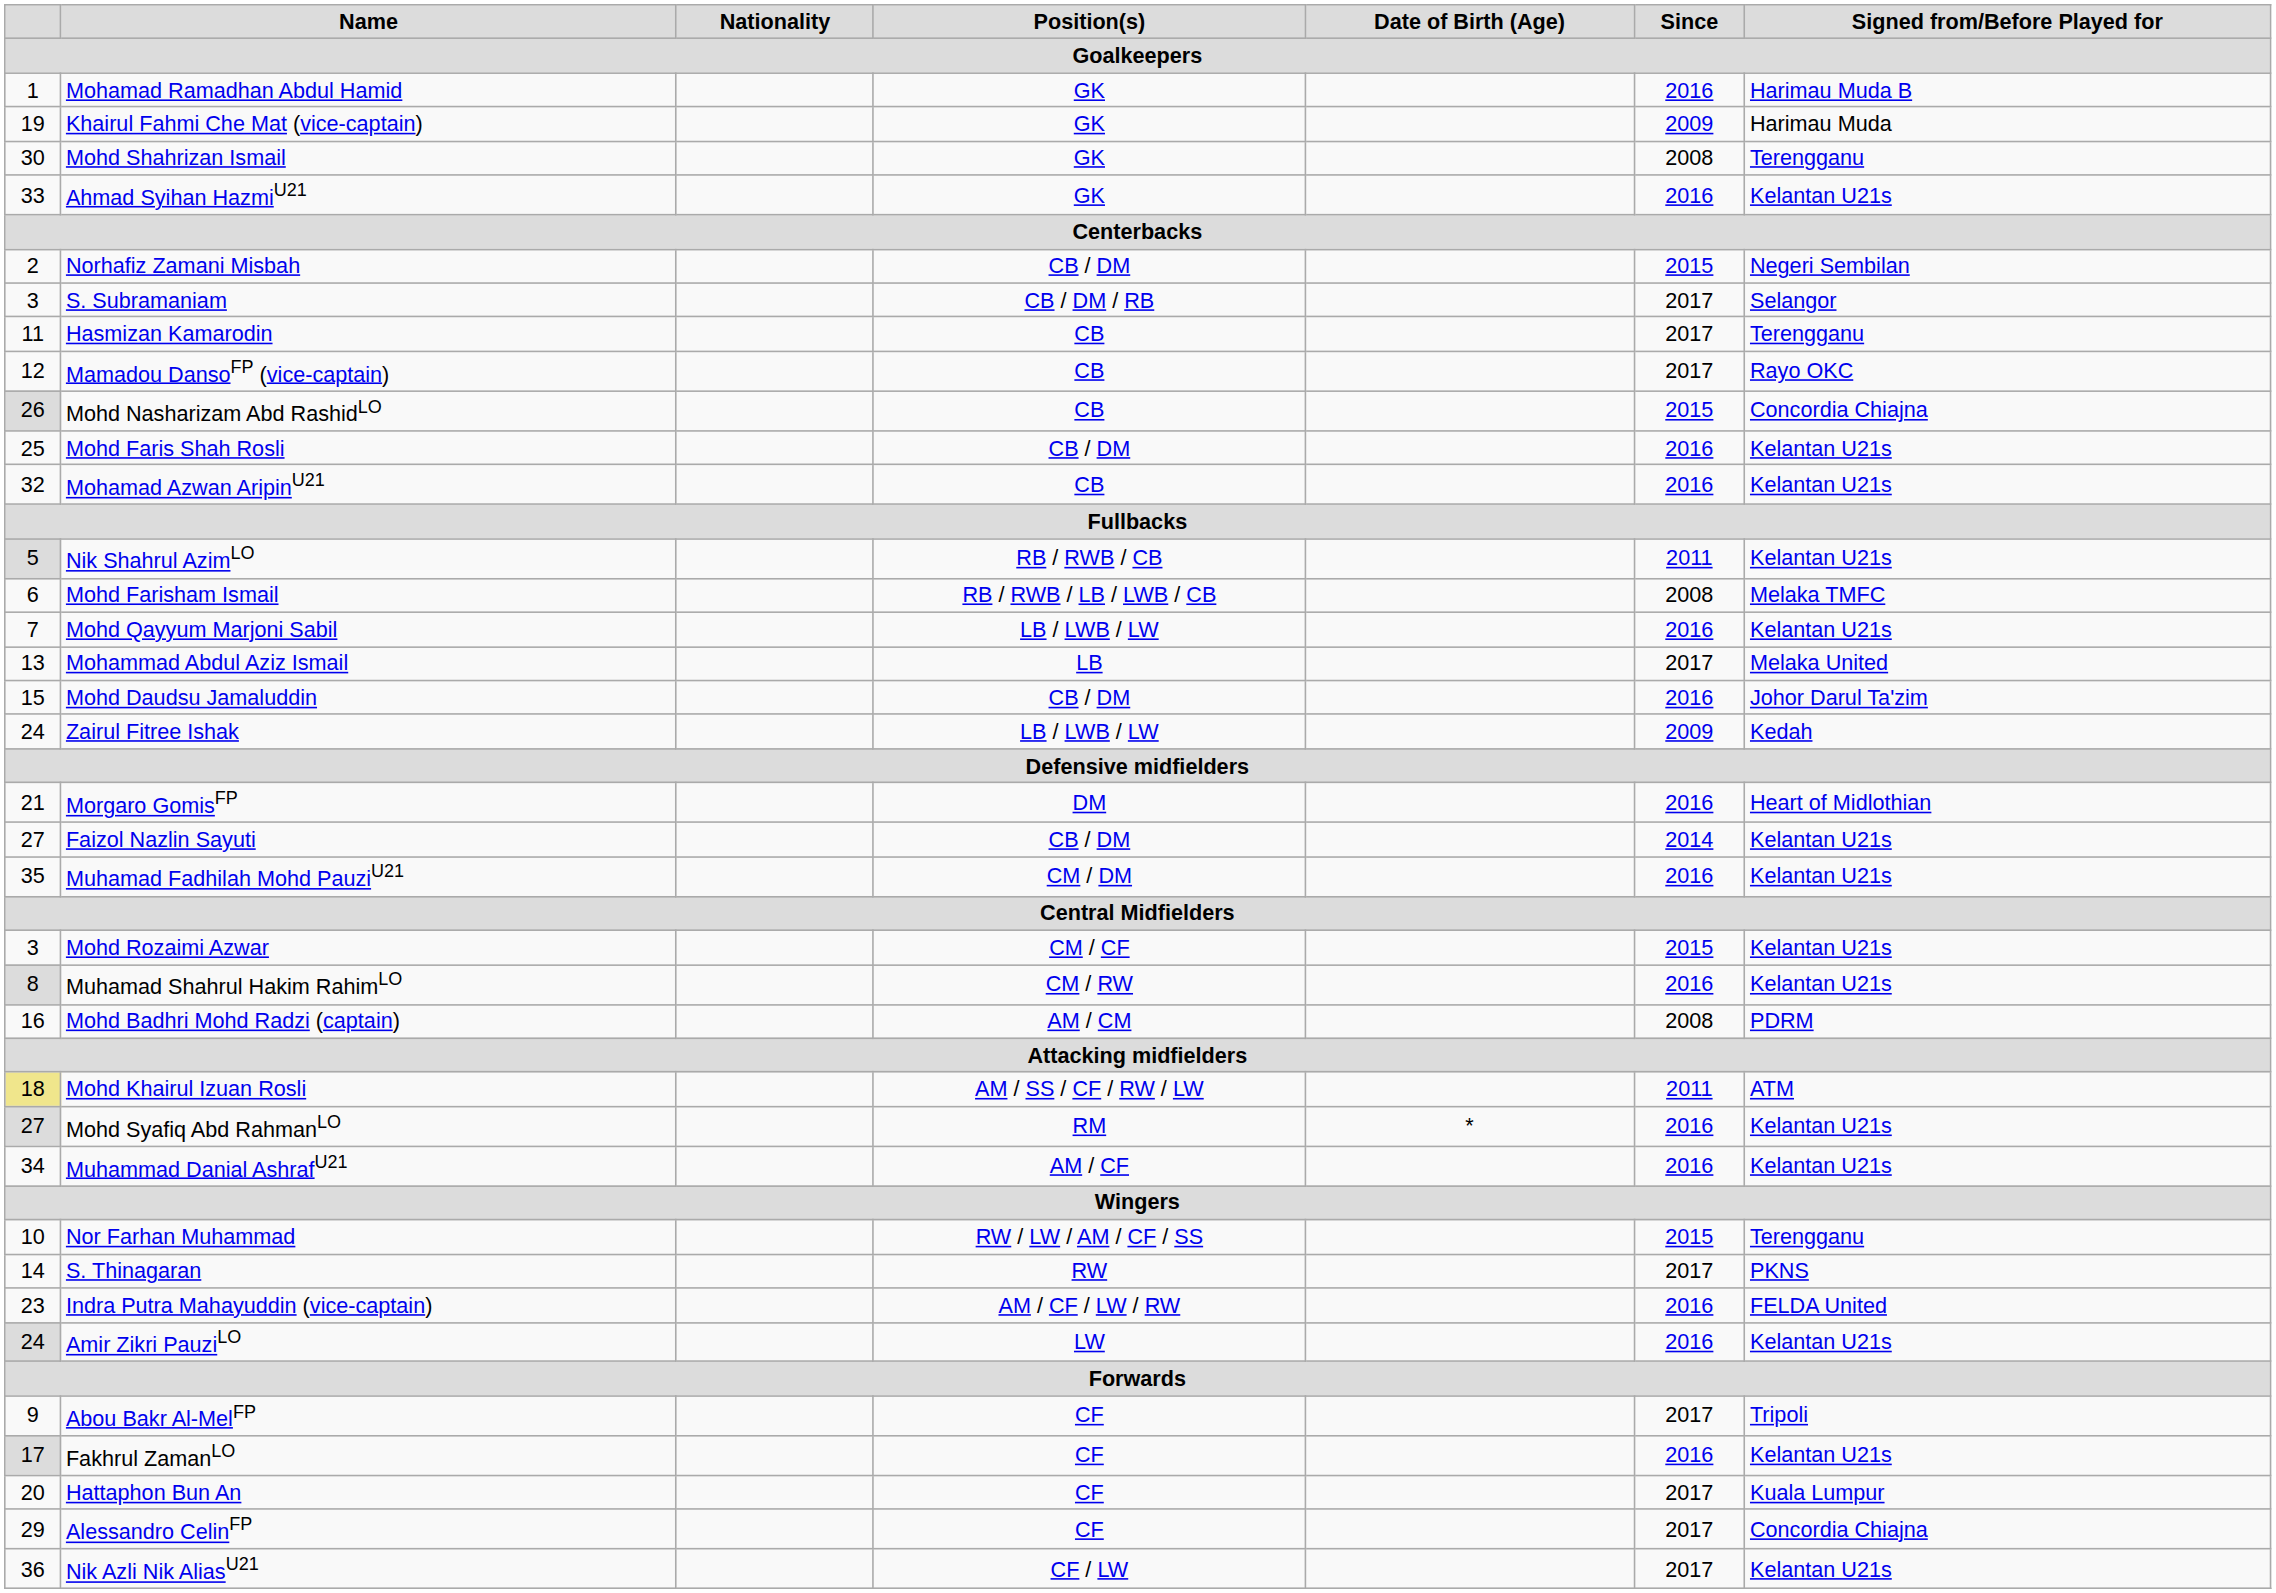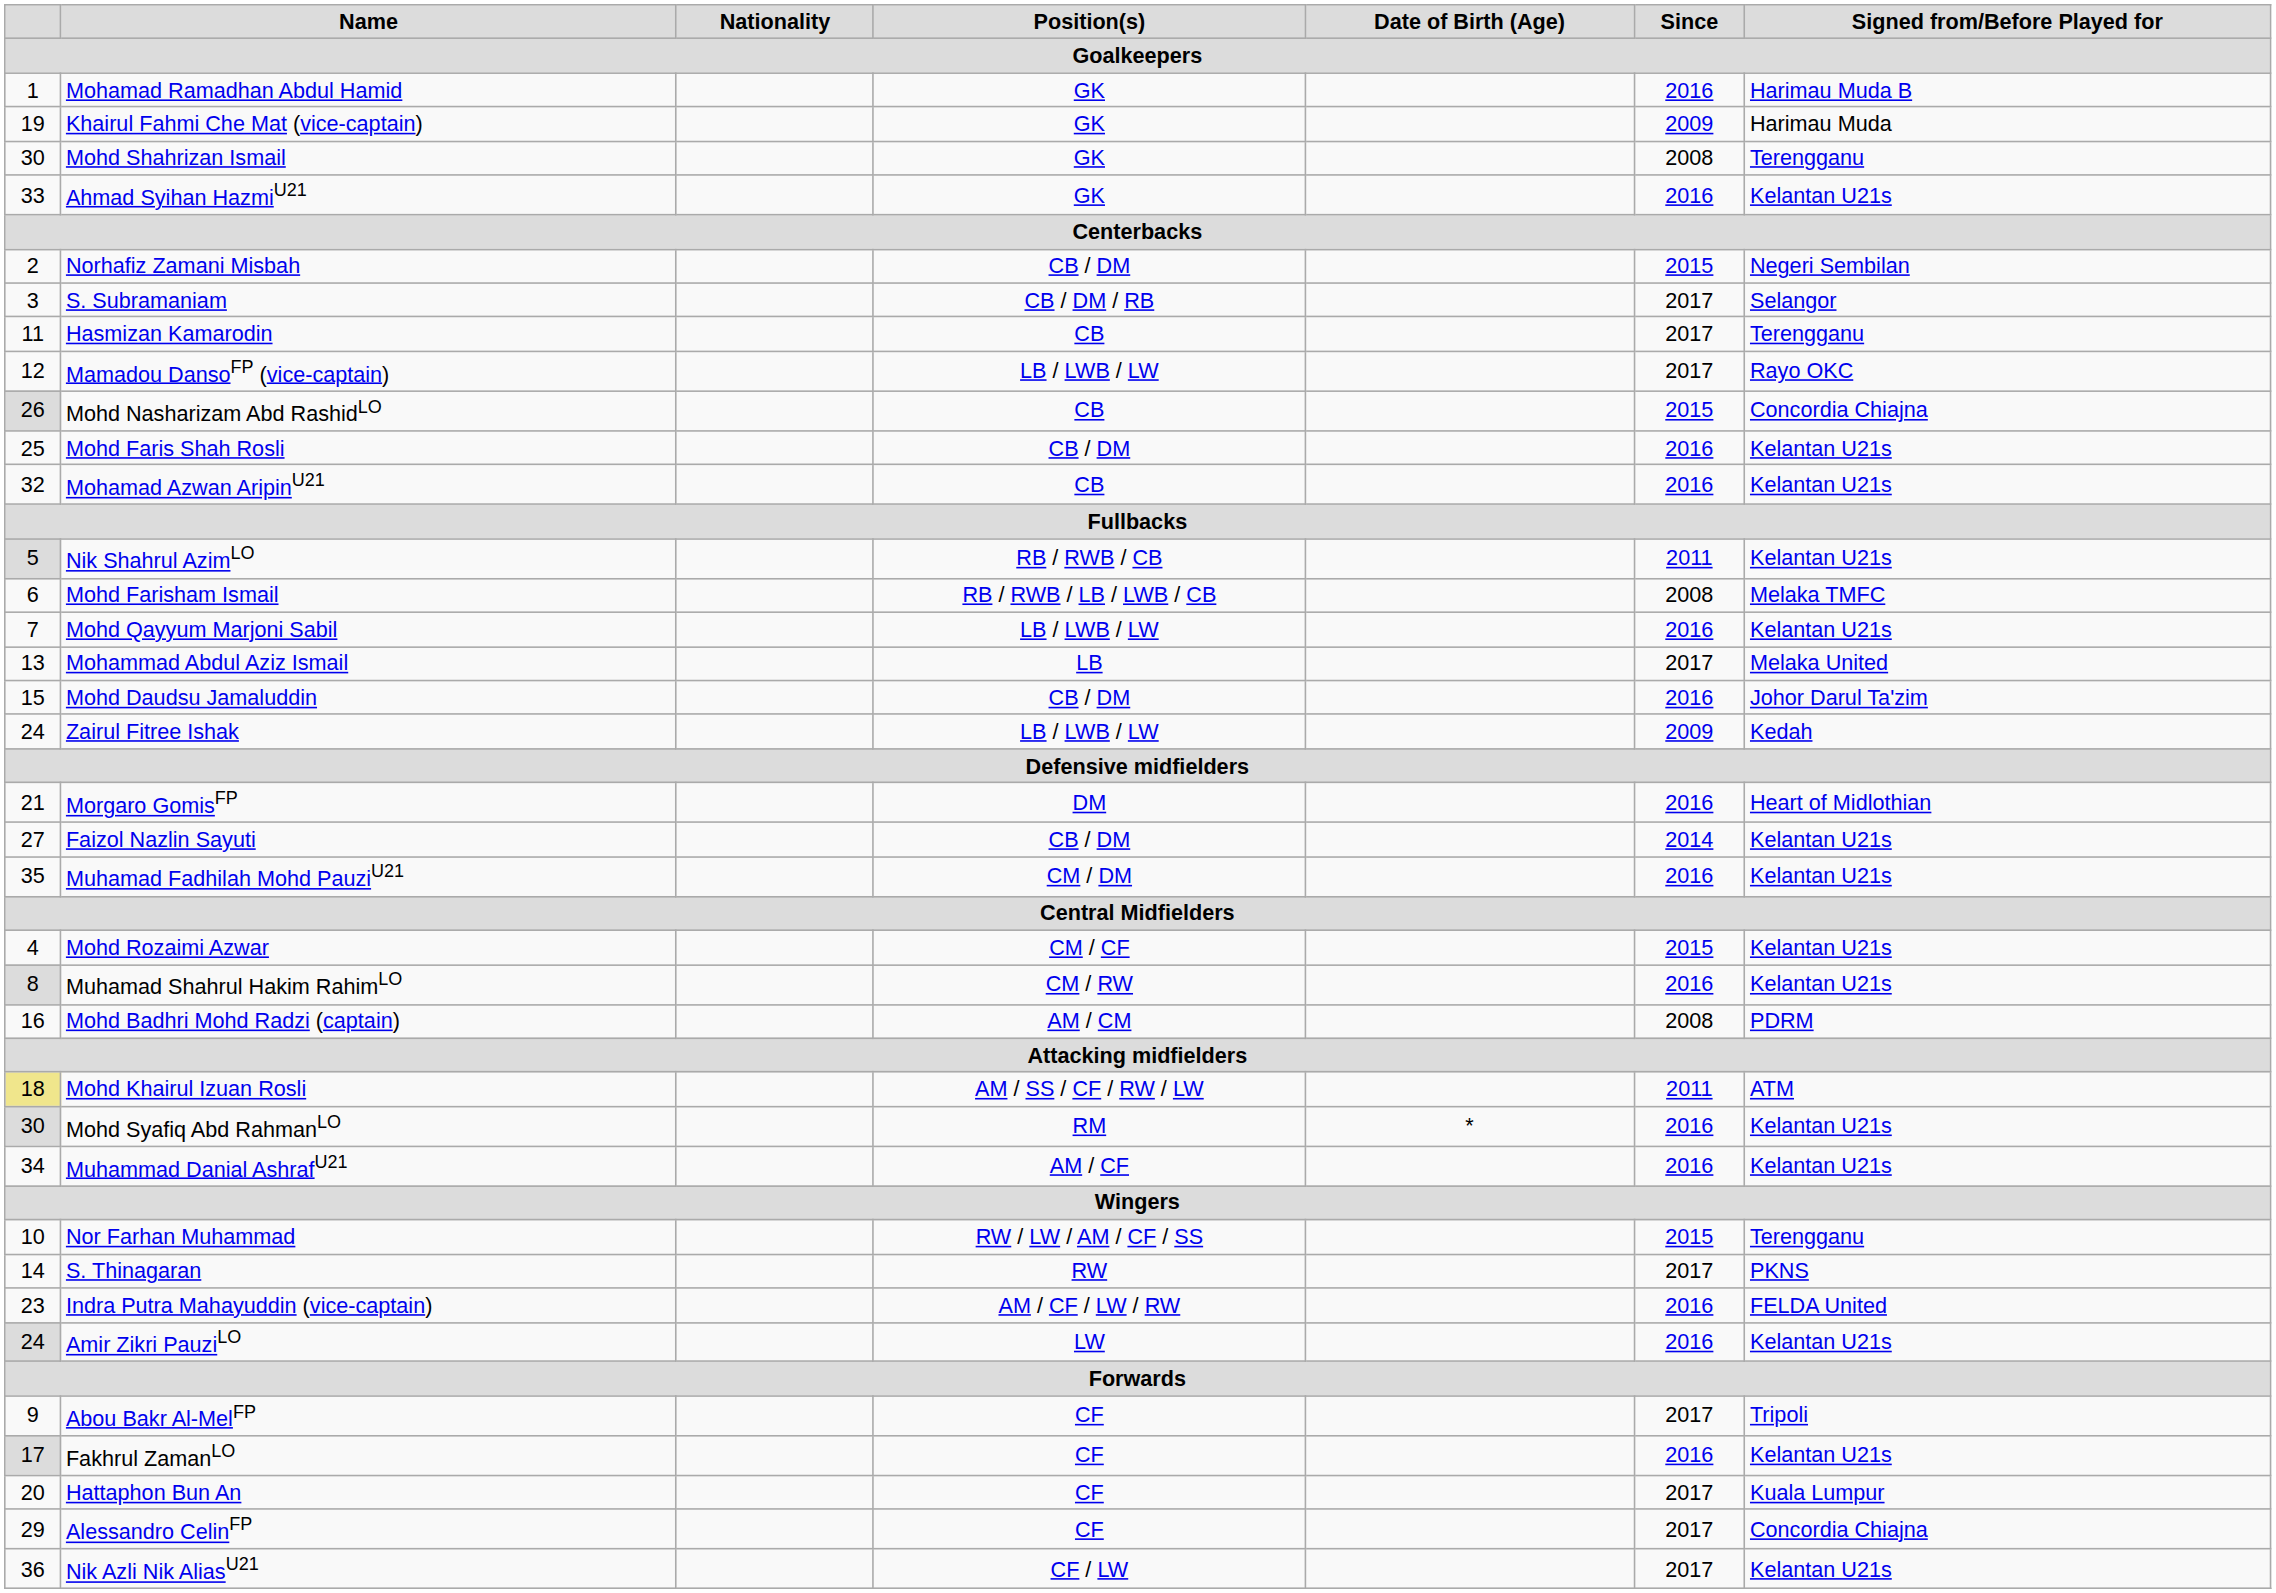(1089, 371) CB -> (1089, 371) LB / LWB / LW
(33, 947) 3 -> (33, 947) 4
(33, 1126) 27 -> (33, 1126) 30
